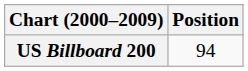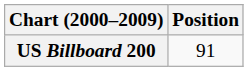(206, 50) 94 -> (206, 50) 91
